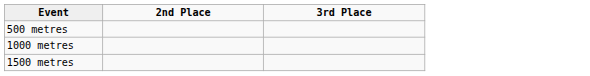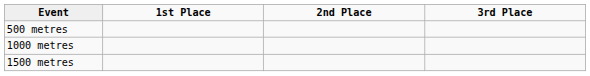+ column: (183, 13)
